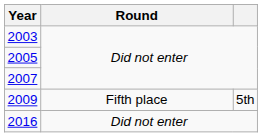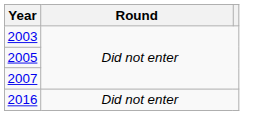- row: (22, 100)
